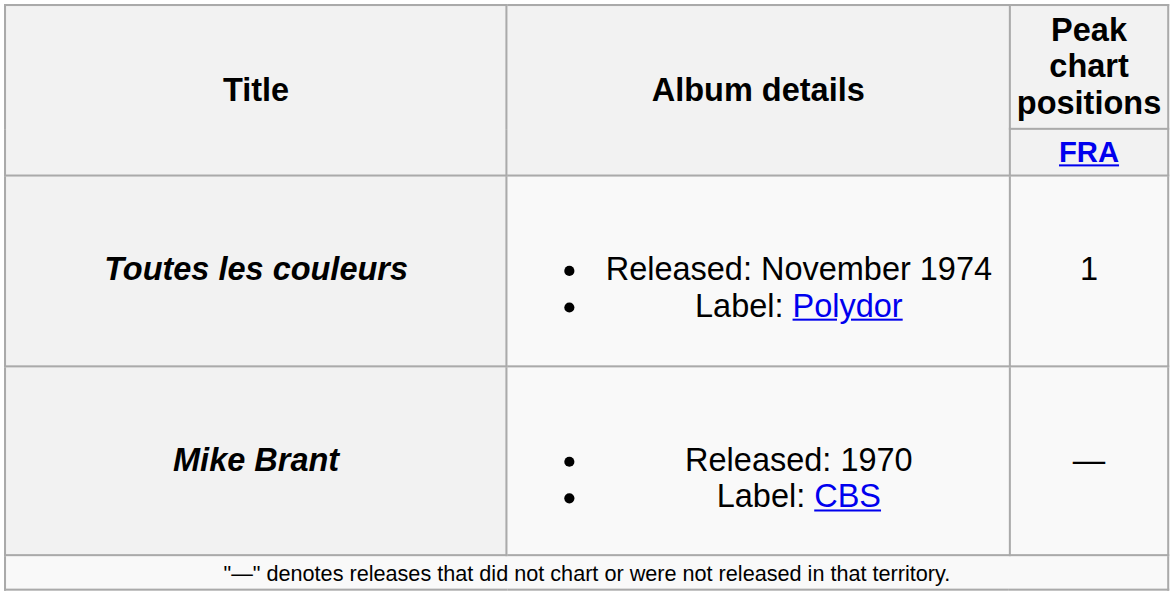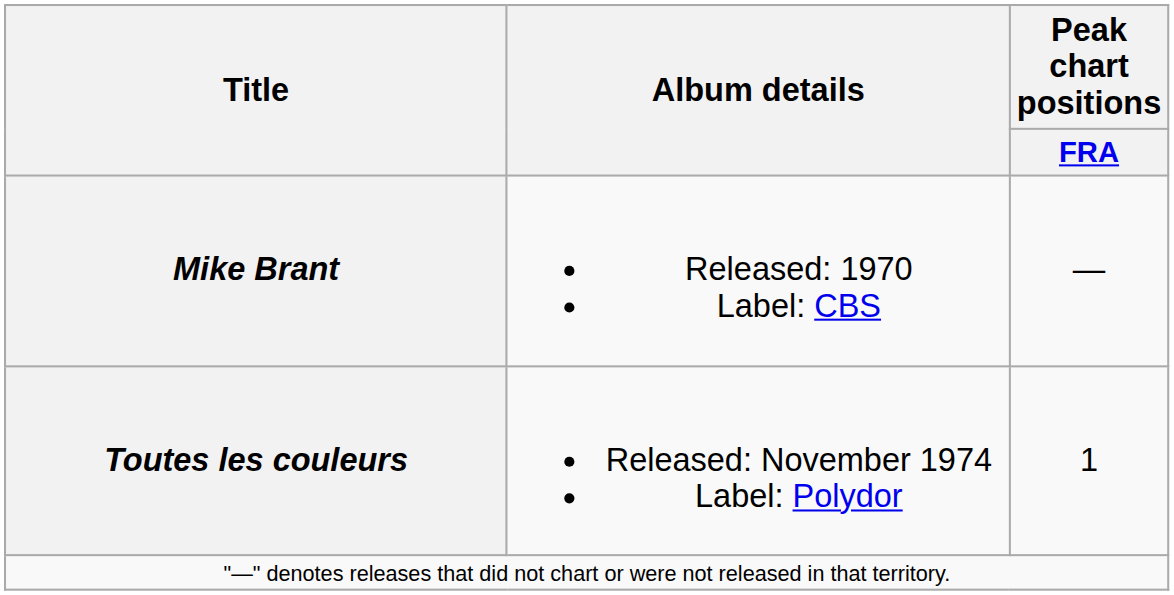rows swapped: (256, 459) <-> (256, 270)
